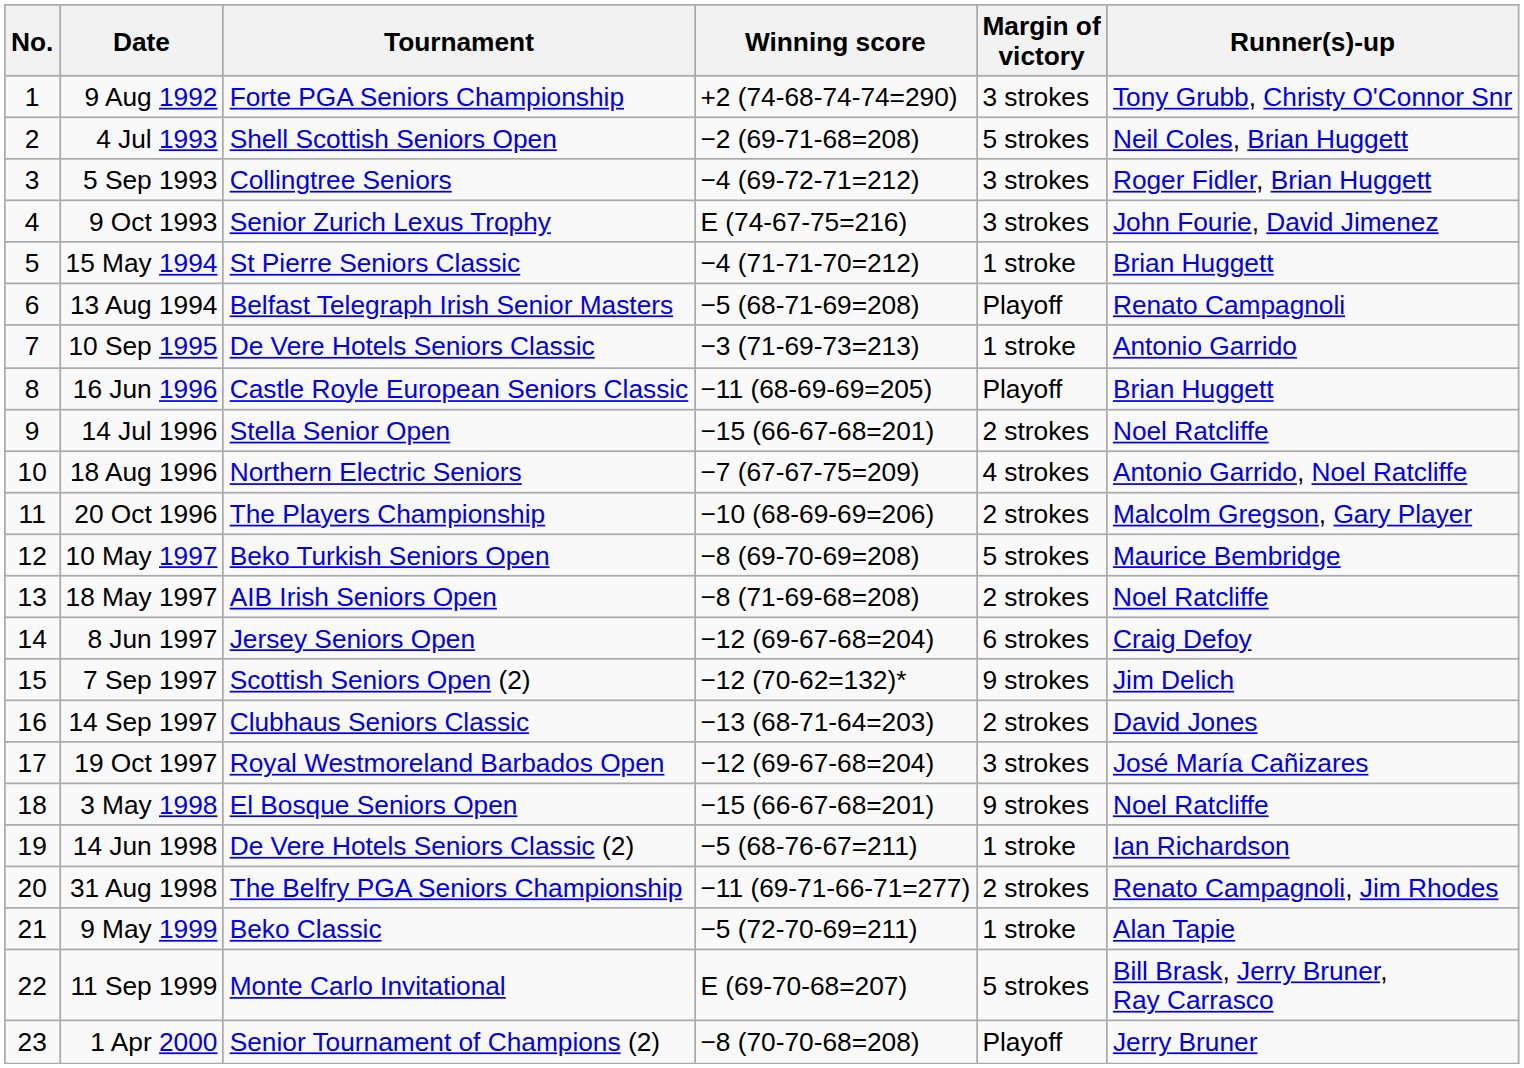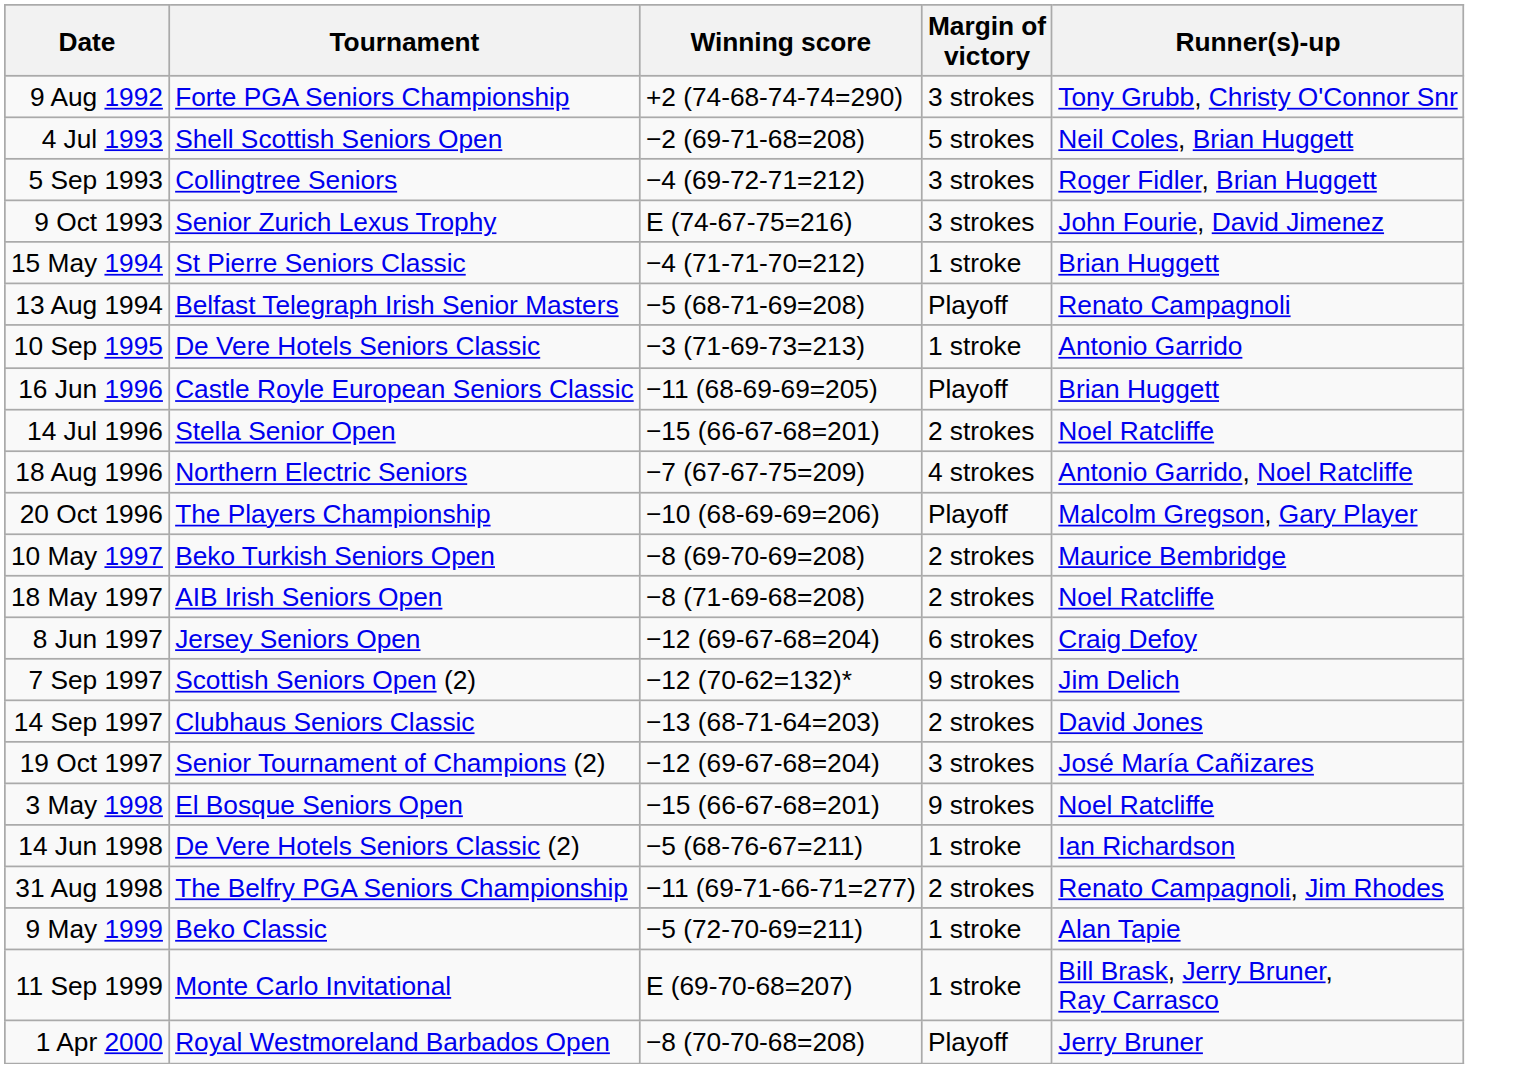- column: (32, 41)
(1036, 513) 2 strokes -> (968, 513) Playoff
(1036, 555) 5 strokes -> (981, 555) 2 strokes
(447, 763) Royal Westmoreland Barbados Open -> (390, 763) Senior Tournament of Champions (2)
(1036, 986) 5 strokes -> (975, 986) 1 stroke
(445, 1042) Senior Tournament of Champions (2) -> (393, 1042) Royal Westmoreland Barbados Open
